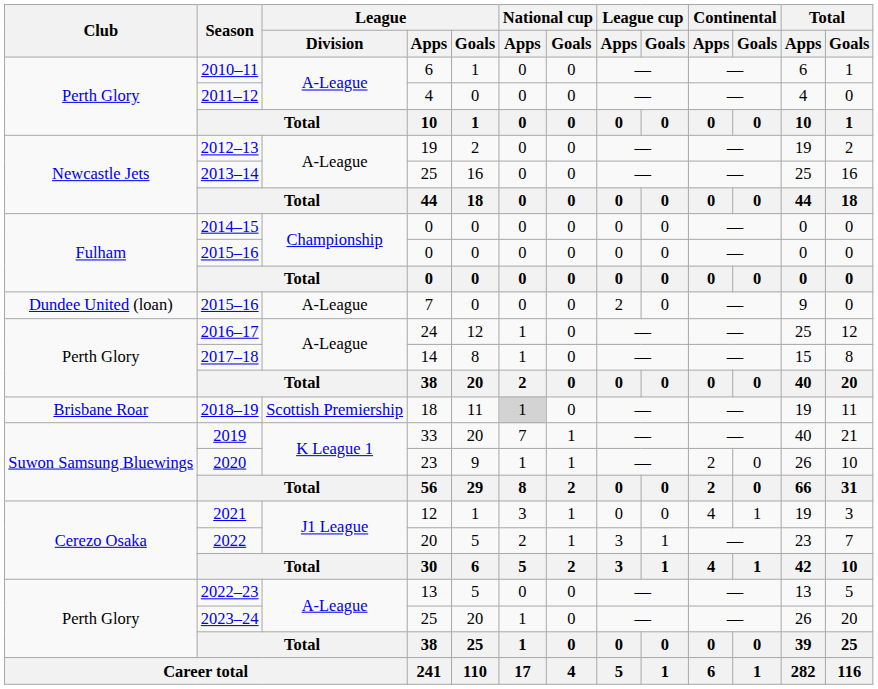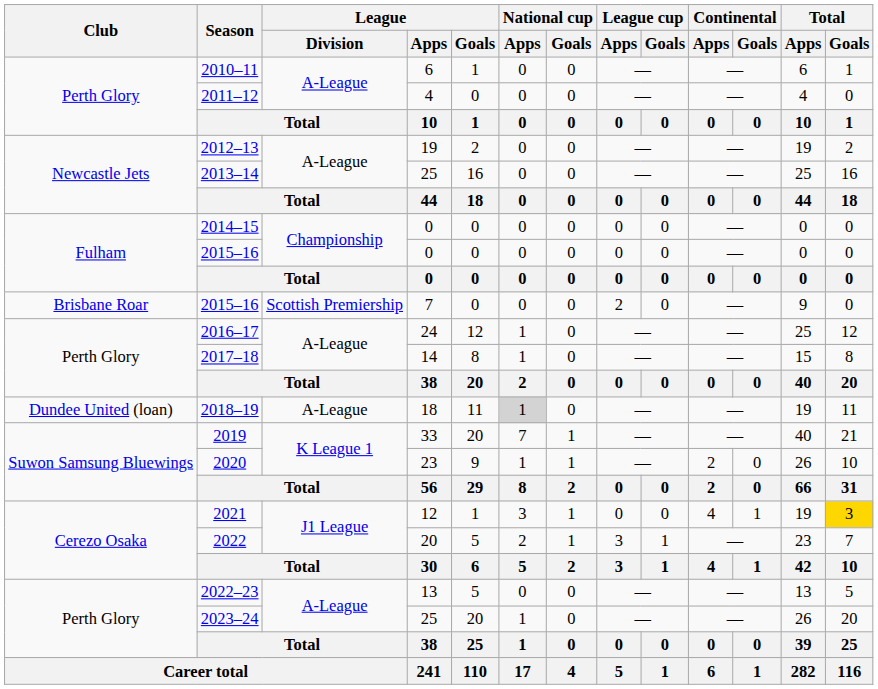(101, 305) Dundee United (loan) -> (101, 305) Brisbane Roar
(335, 305) A-League -> (335, 305) Scottish Premiership
(101, 409) Brisbane Roar -> (101, 409) Dundee United (loan)
(335, 409) Scottish Premiership -> (335, 409) A-League
(849, 514) no background -> (849, 514) gold background
